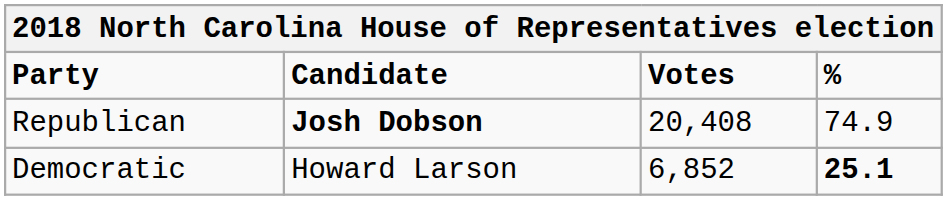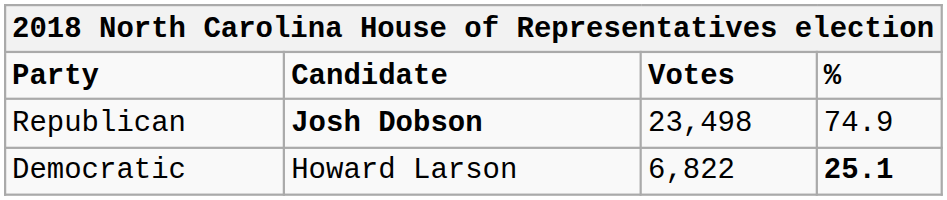(700, 123) 20,408 -> (700, 123) 23,498
(692, 170) 6,852 -> (692, 170) 6,822
